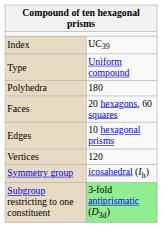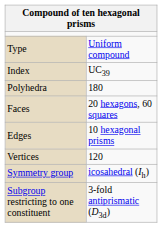rows swapped: (17, 67) <-> (18, 45)
(114, 202) lightgreen background -> (114, 202) no background
